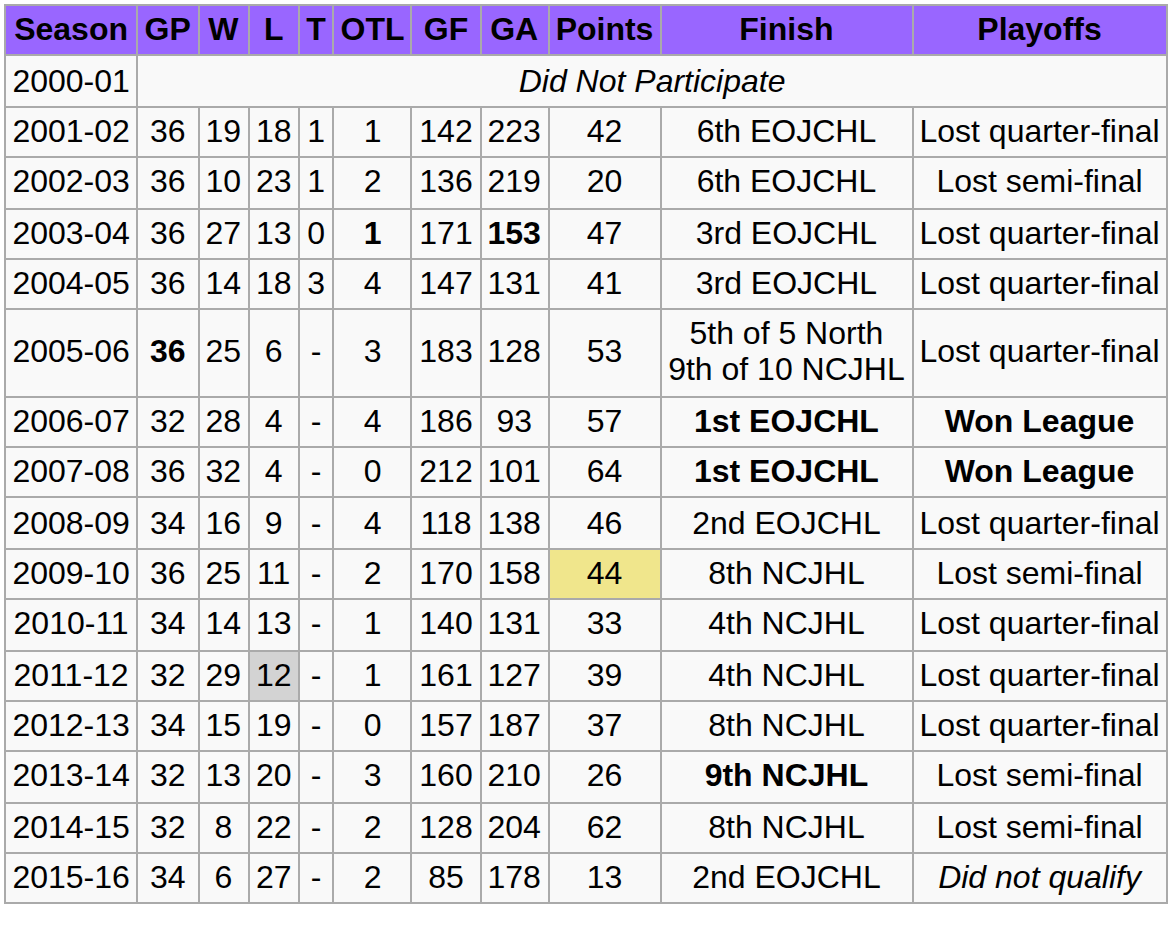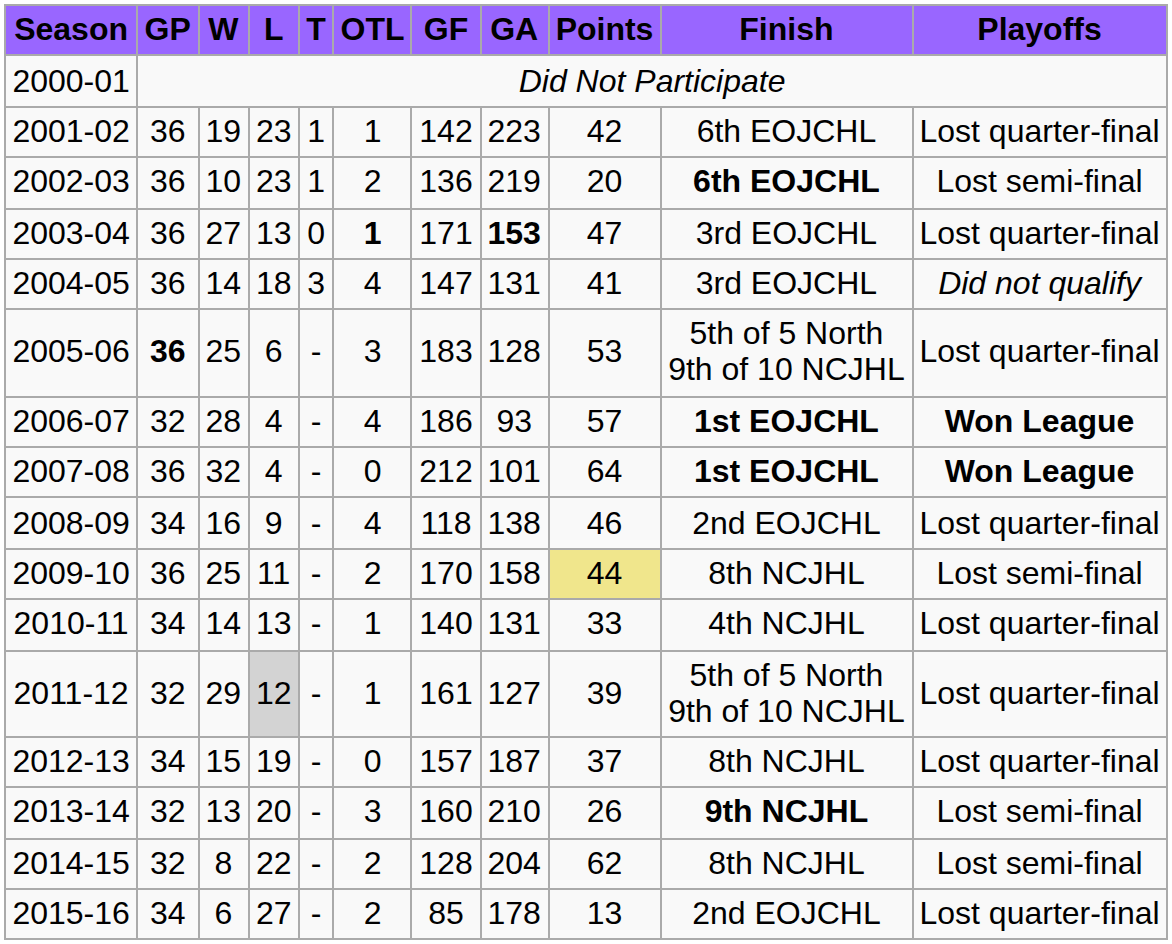(274, 131) 18 -> (274, 131) 23
(786, 182) normal -> (786, 182) bold
(1040, 283) Lost quarter-final -> (1040, 283) Did not qualify
(786, 674) 4th NCJHL -> (786, 692) 5th of 5 North 9th of 10 NCJHL
(1040, 877) Did not qualify -> (1040, 913) Lost quarter-final
